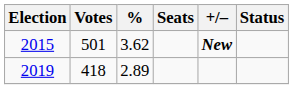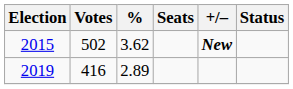(93, 44) 501 -> (93, 44) 502
(93, 70) 418 -> (93, 70) 416
